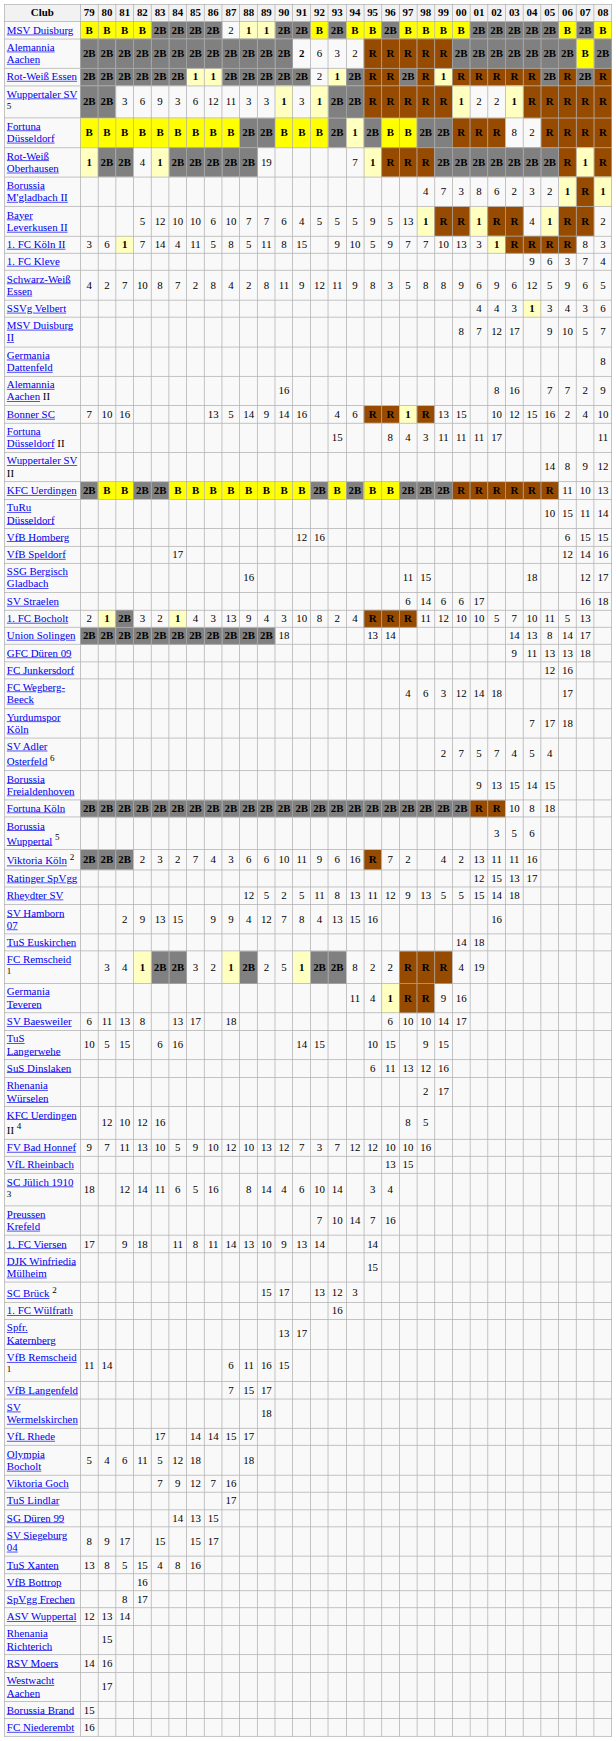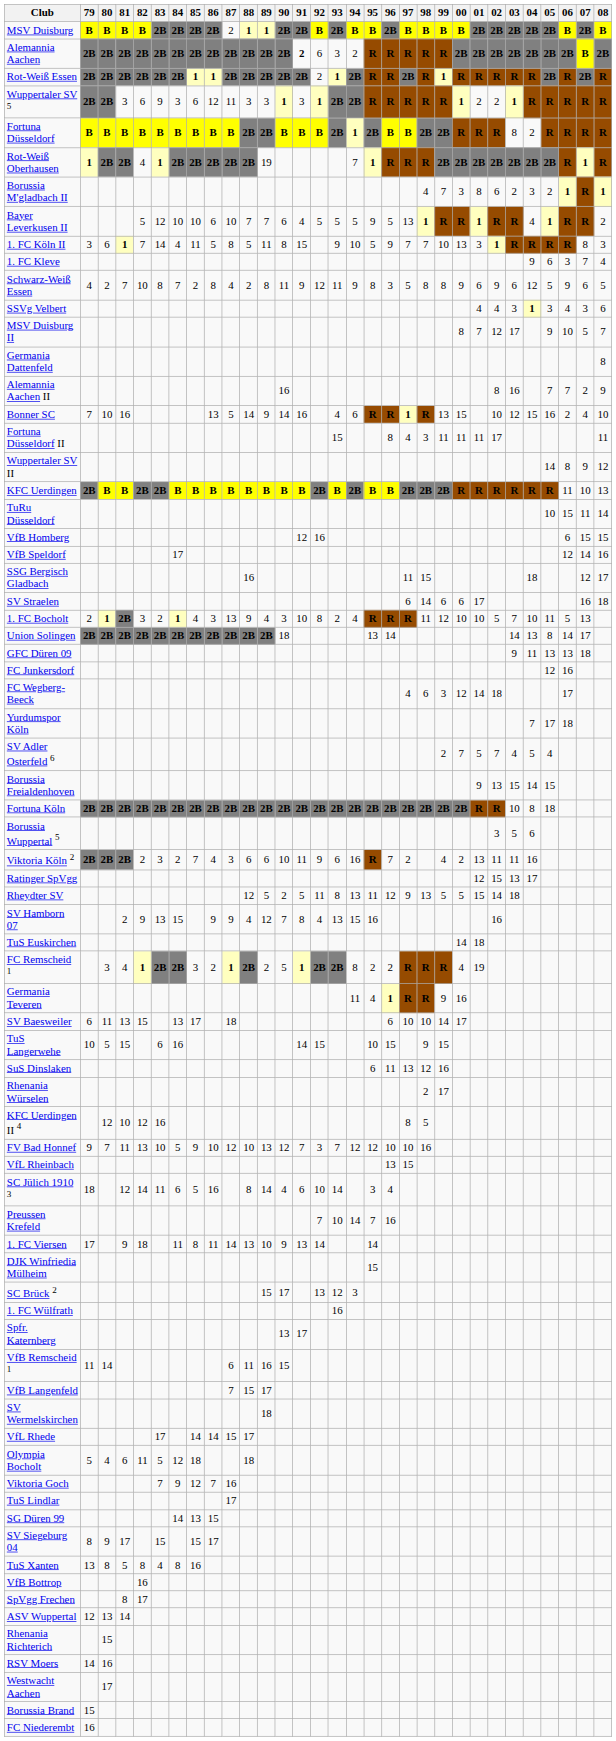(142, 1021) 8 -> (142, 1021) 15
(142, 1565) 15 -> (142, 1565) 8
